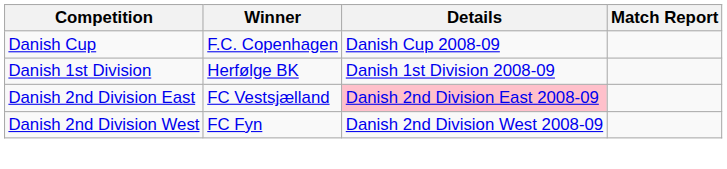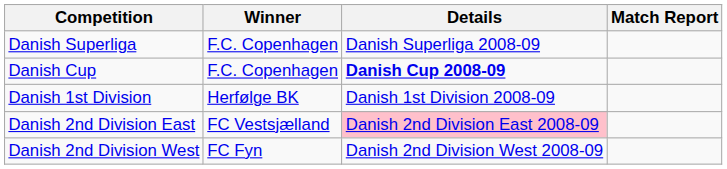+ row: (72, 44)
(423, 44) normal -> (426, 71) bold
